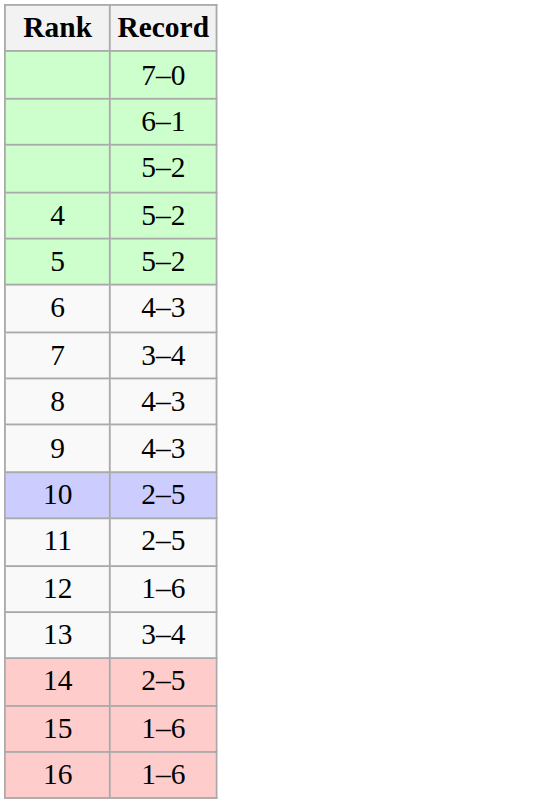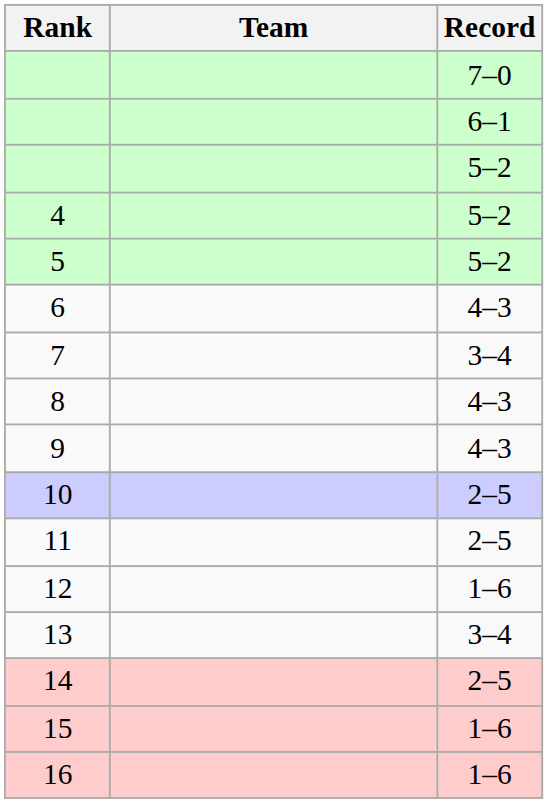+ column: (274, 27)
